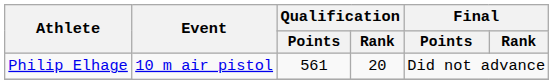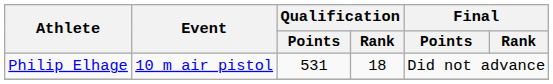(314, 66) 561 -> (314, 66) 531
(377, 66) 20 -> (377, 66) 18
